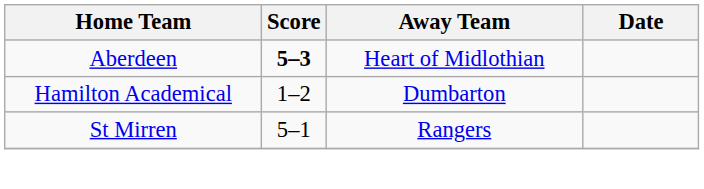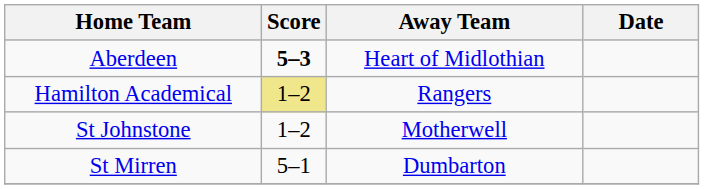(294, 93) no background -> (294, 93) khaki background
(454, 93) Dumbarton -> (454, 93) Rangers
+ row: (133, 129)
(454, 129) Rangers -> (454, 165) Dumbarton
